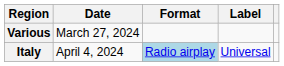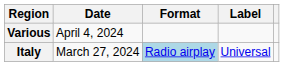(98, 33) March 27, 2024 -> (90, 33) April 4, 2024
(90, 52) April 4, 2024 -> (98, 52) March 27, 2024
